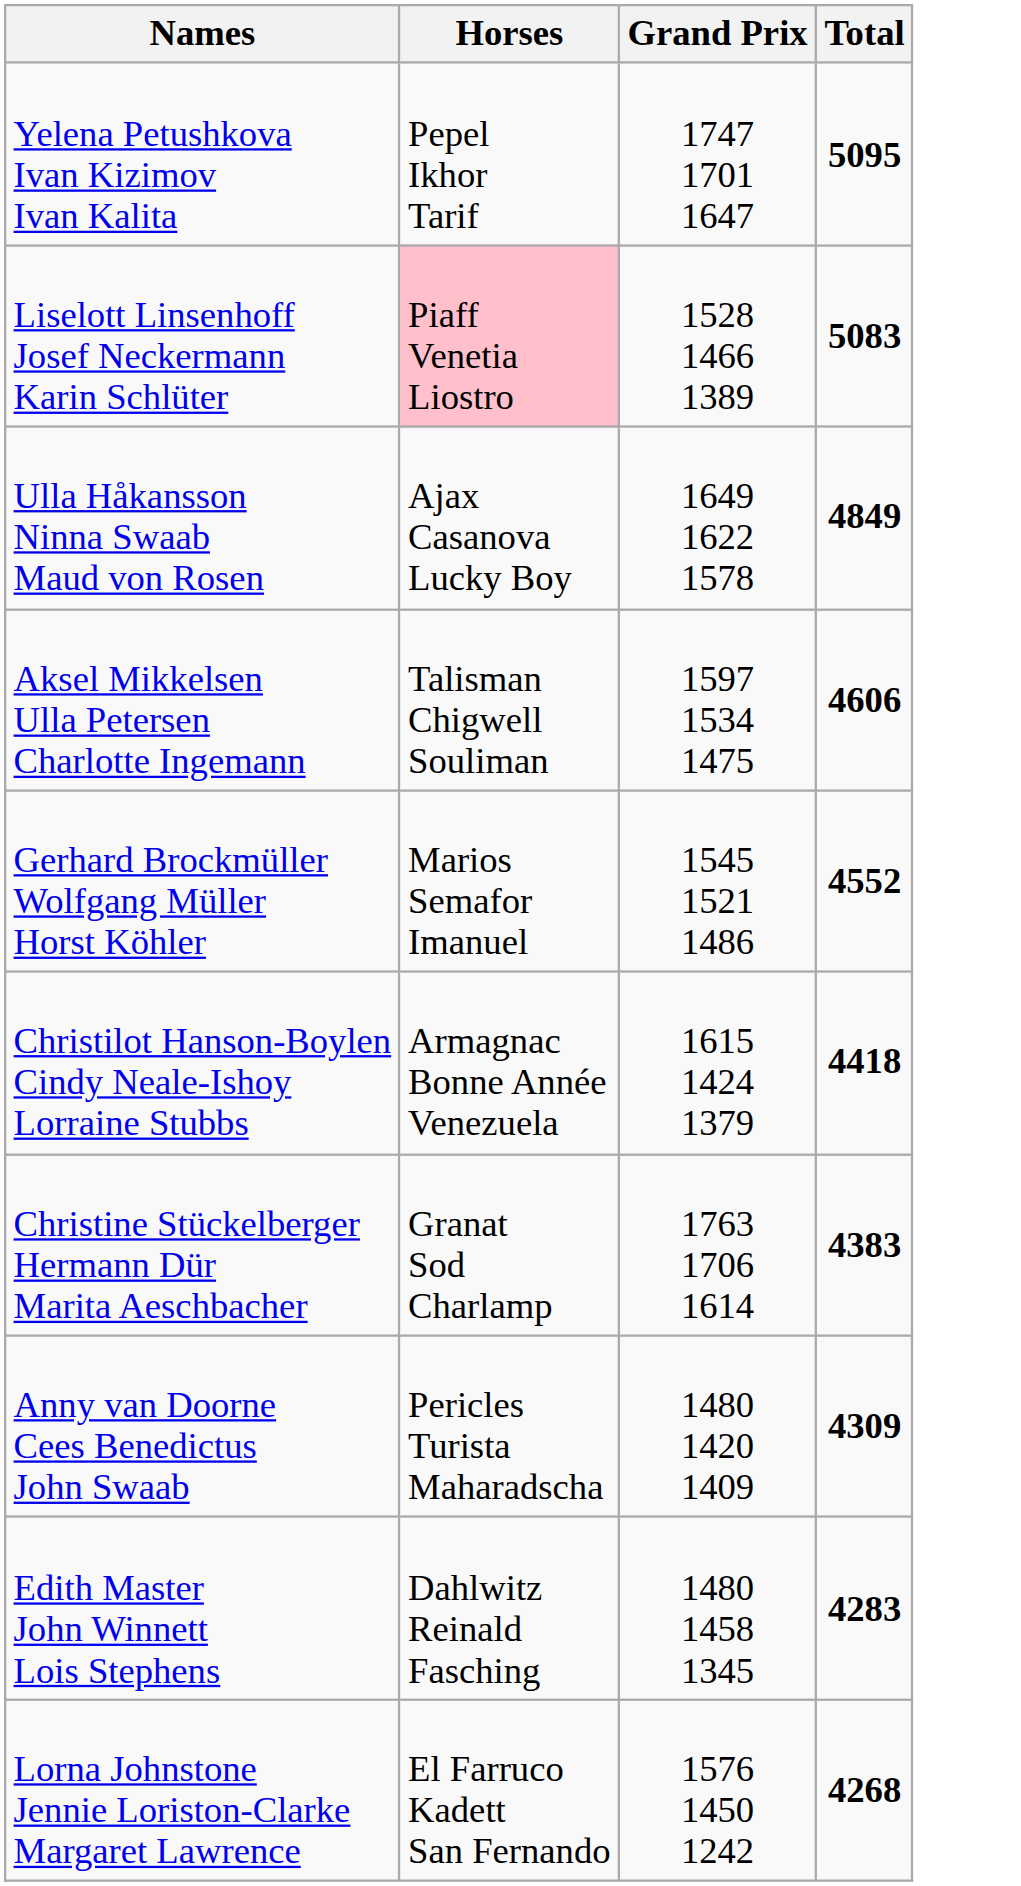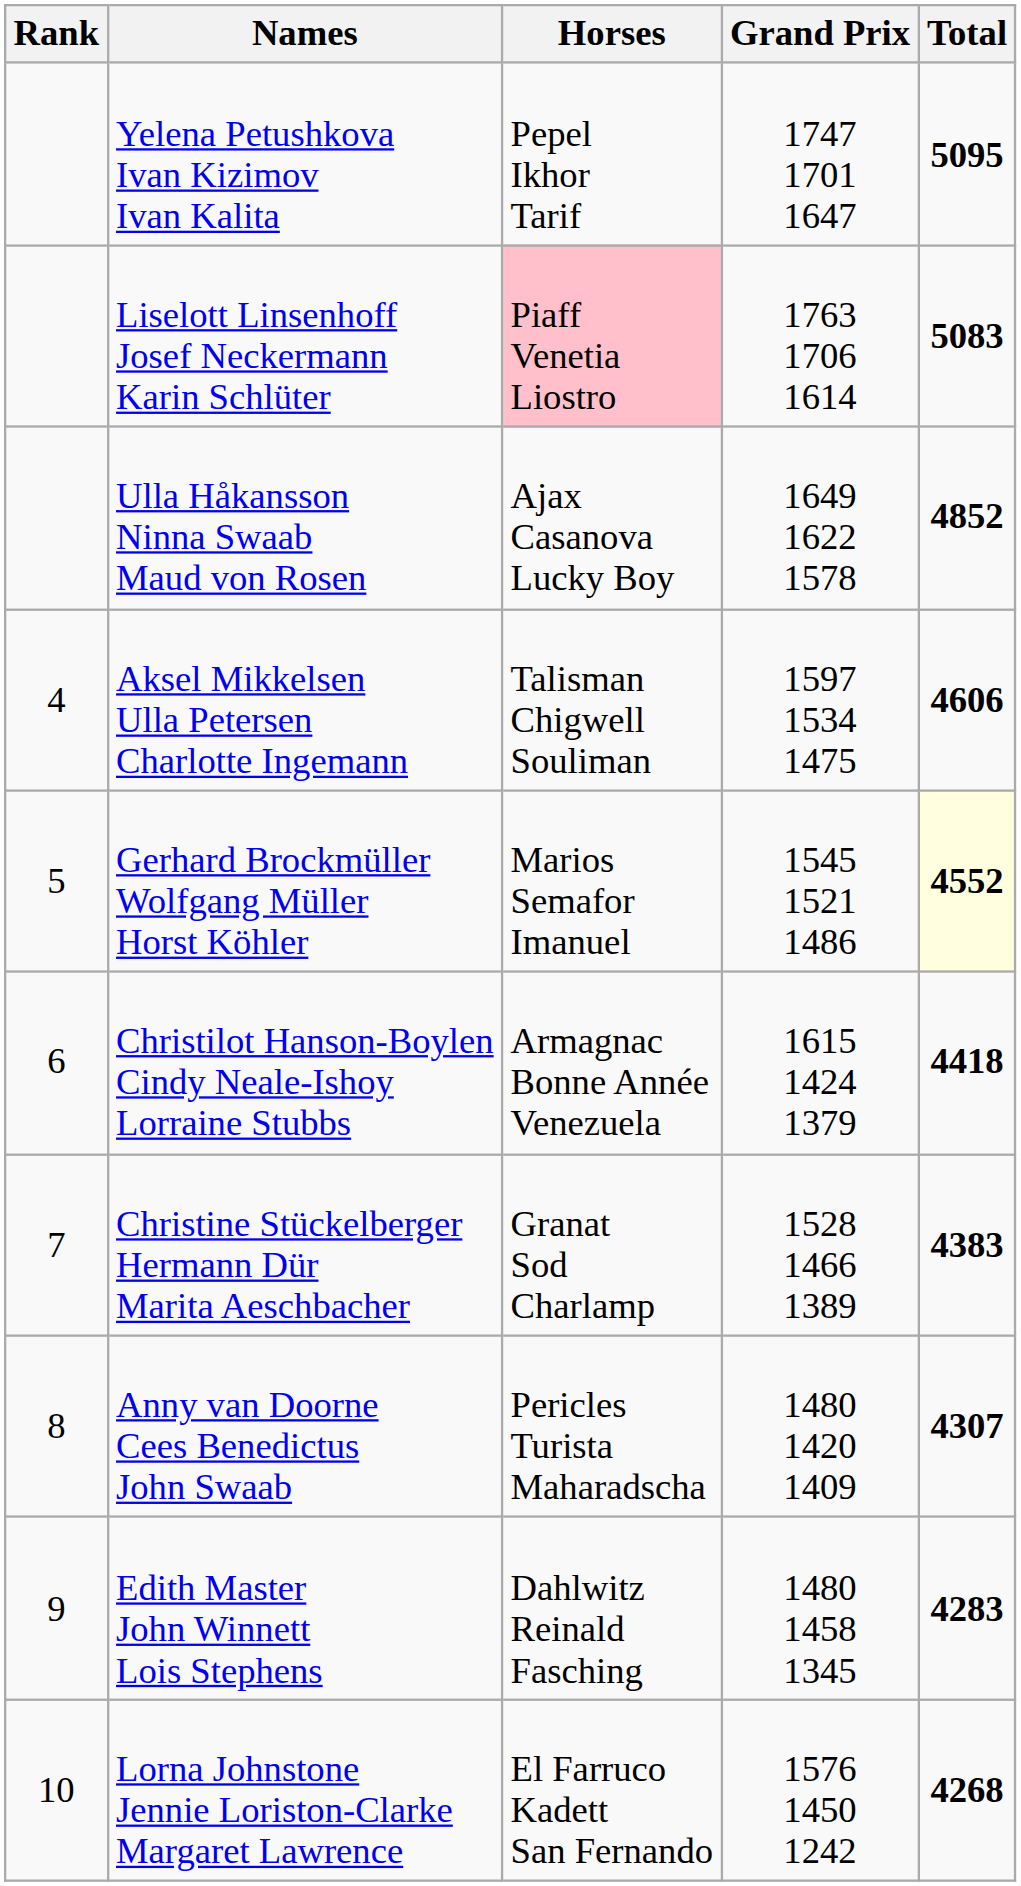+ column: (56, 33)
(718, 355) 1528 1466 1389 -> (820, 355) 1763 1706 1614
(865, 517) 4849 -> (967, 517) 4852
(865, 880) no background -> (967, 880) lightyellow background
(718, 1264) 1763 1706 1614 -> (820, 1264) 1528 1466 1389
(865, 1425) 4309 -> (967, 1425) 4307
